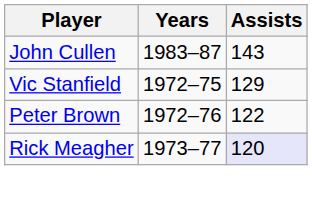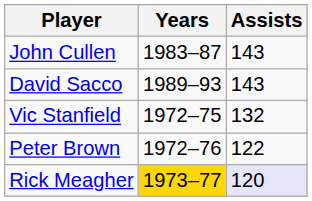+ row: (66, 84)
(248, 84) 129 -> (248, 116) 132
(182, 148) no background -> (182, 180) gold background
